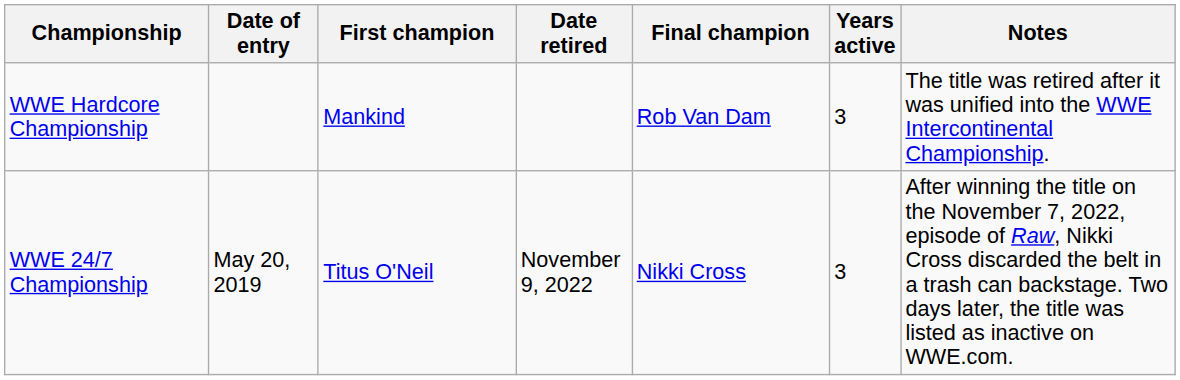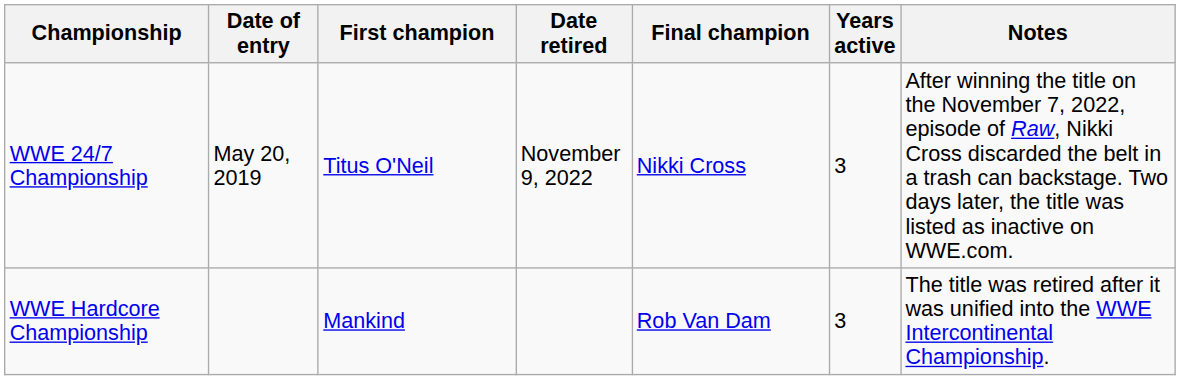rows swapped: (85, 116) <-> (79, 272)
